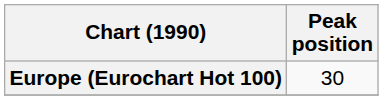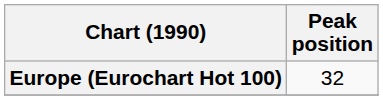(332, 77) 30 -> (332, 77) 32
